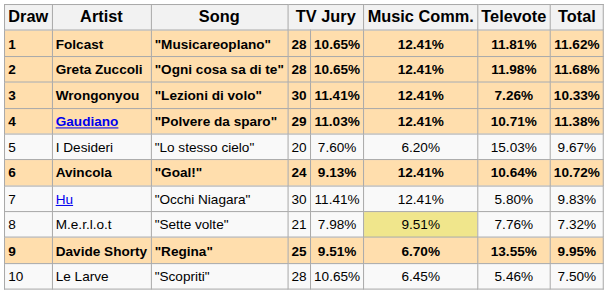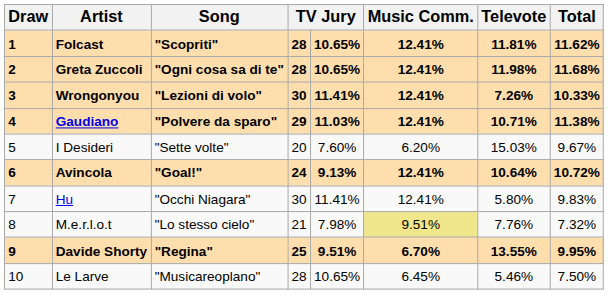(213, 44) "Musicareoplano" -> (186, 44) "Scopriti"
(204, 147) "Lo stesso cielo" -> (192, 147) "Sette volte"
(192, 225) "Sette volte" -> (204, 225) "Lo stesso cielo"
(182, 277) "Scopriti" -> (207, 277) "Musicareoplano"
